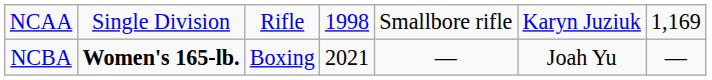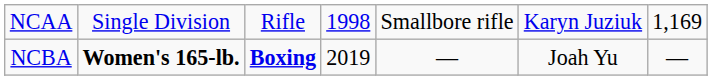(282, 57) normal -> (283, 57) bold
(347, 57) 2021 -> (348, 57) 2019
